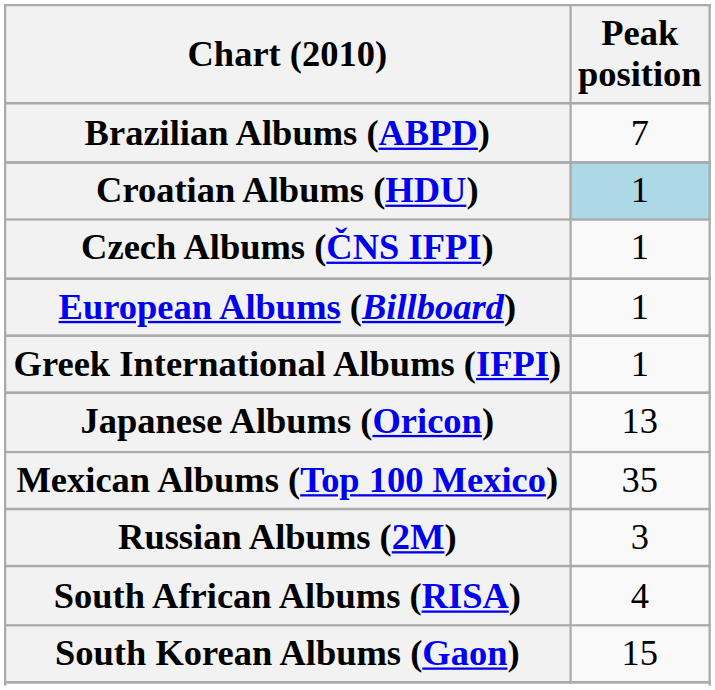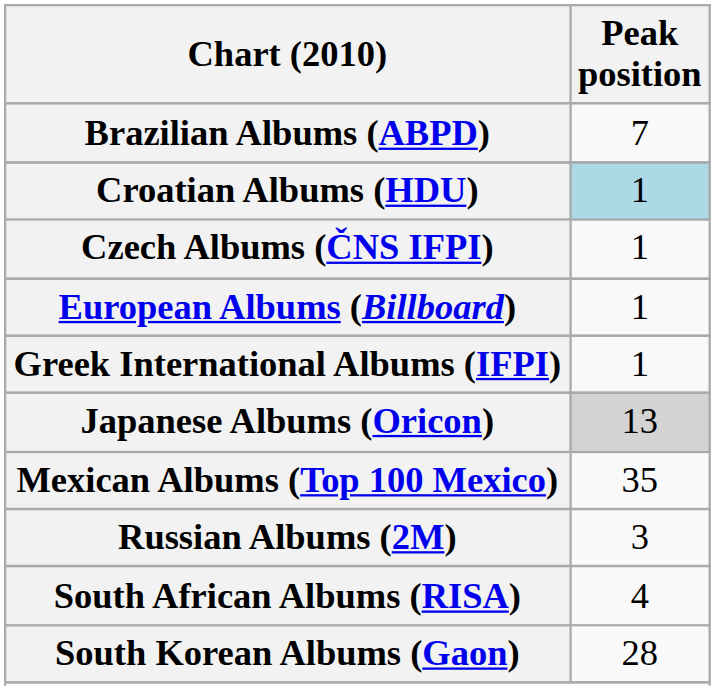(640, 421) no background -> (640, 421) lightgrey background
(640, 653) 15 -> (640, 653) 28
